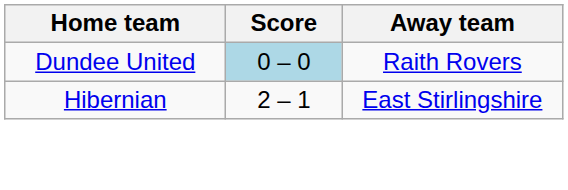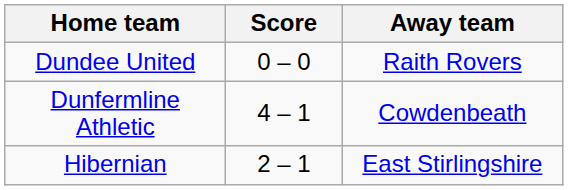(284, 61) lightblue background -> (284, 61) no background
+ row: (115, 113)
